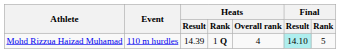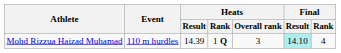(258, 41) 4 -> (258, 41) 3
(323, 41) 5 -> (323, 41) 4
